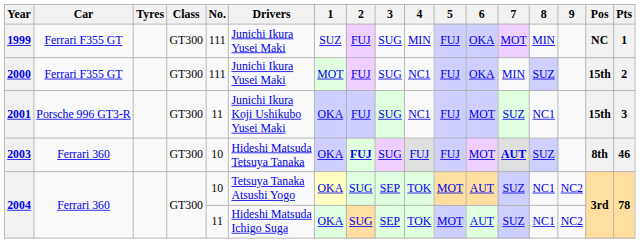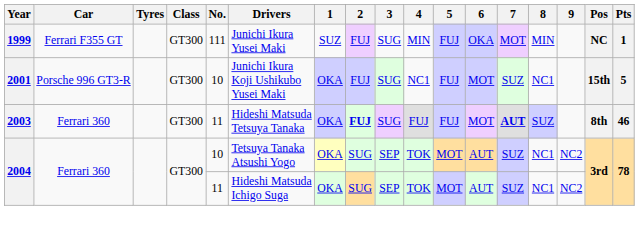- row: (19, 74)
(217, 114) 11 -> (217, 81) 10
(624, 114) 3 -> (624, 81) 5
(217, 155) 10 -> (217, 121) 11
